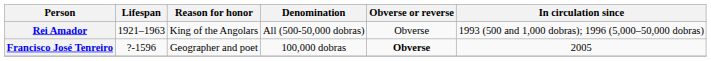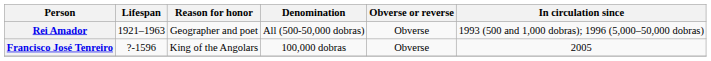(214, 30) King of the Angolars -> (214, 30) Geographer and poet
(214, 47) Geographer and poet -> (214, 47) King of the Angolars
(412, 47) bold -> (412, 47) normal
